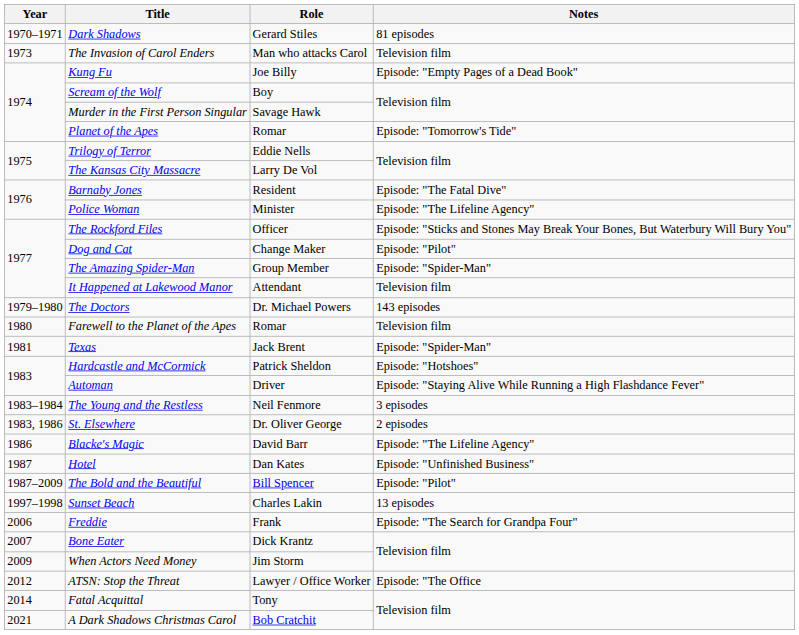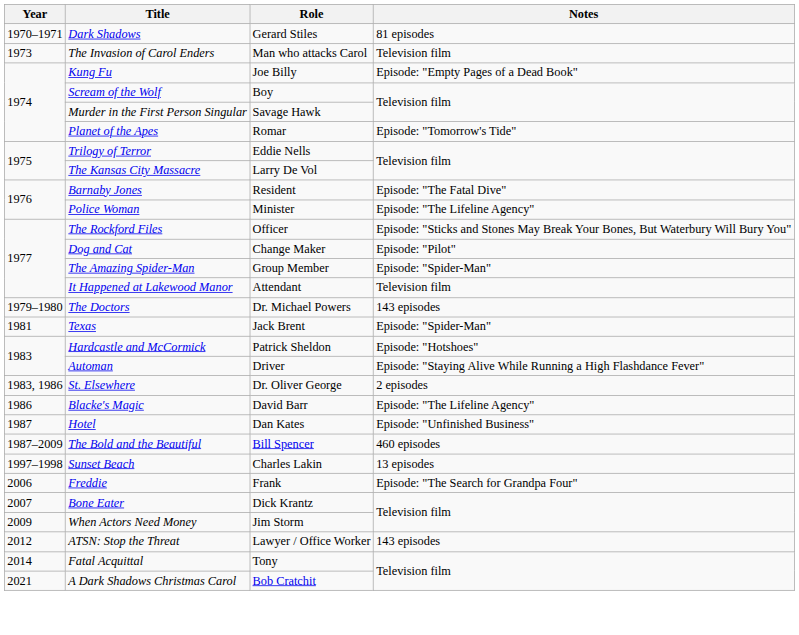- row: (152, 326)
- row: (136, 405)
(416, 483) Episode: "Pilot" -> (408, 444) 460 episodes
(429, 580) Episode: "The Office -> (408, 541) 143 episodes
